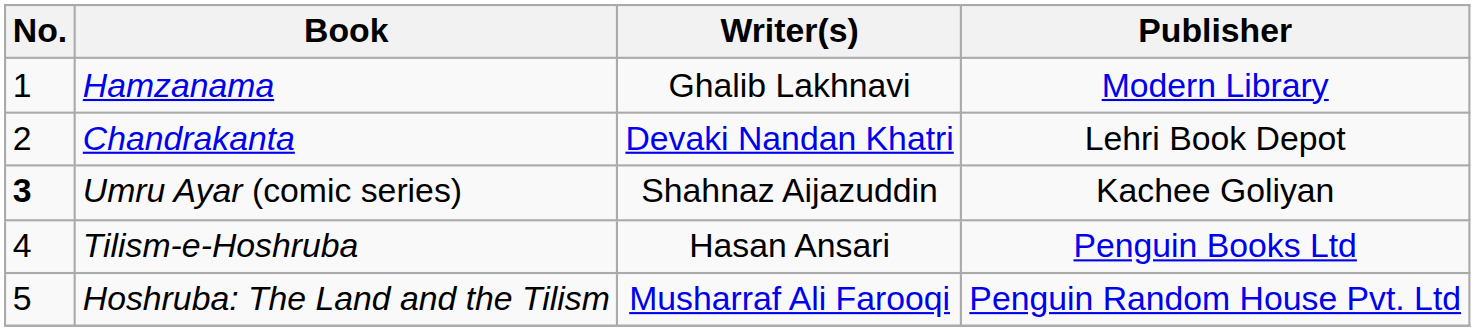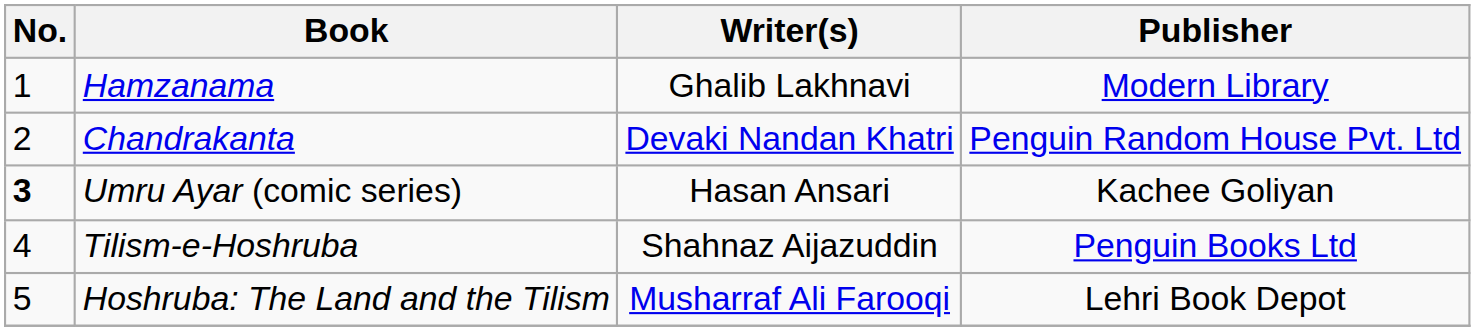(1215, 138) Lehri Book Depot -> (1215, 138) Penguin Random House Pvt. Ltd
(790, 191) Shahnaz Aijazuddin -> (790, 191) Hasan Ansari
(790, 245) Hasan Ansari -> (790, 245) Shahnaz Aijazuddin
(1215, 298) Penguin Random House Pvt. Ltd -> (1215, 298) Lehri Book Depot
